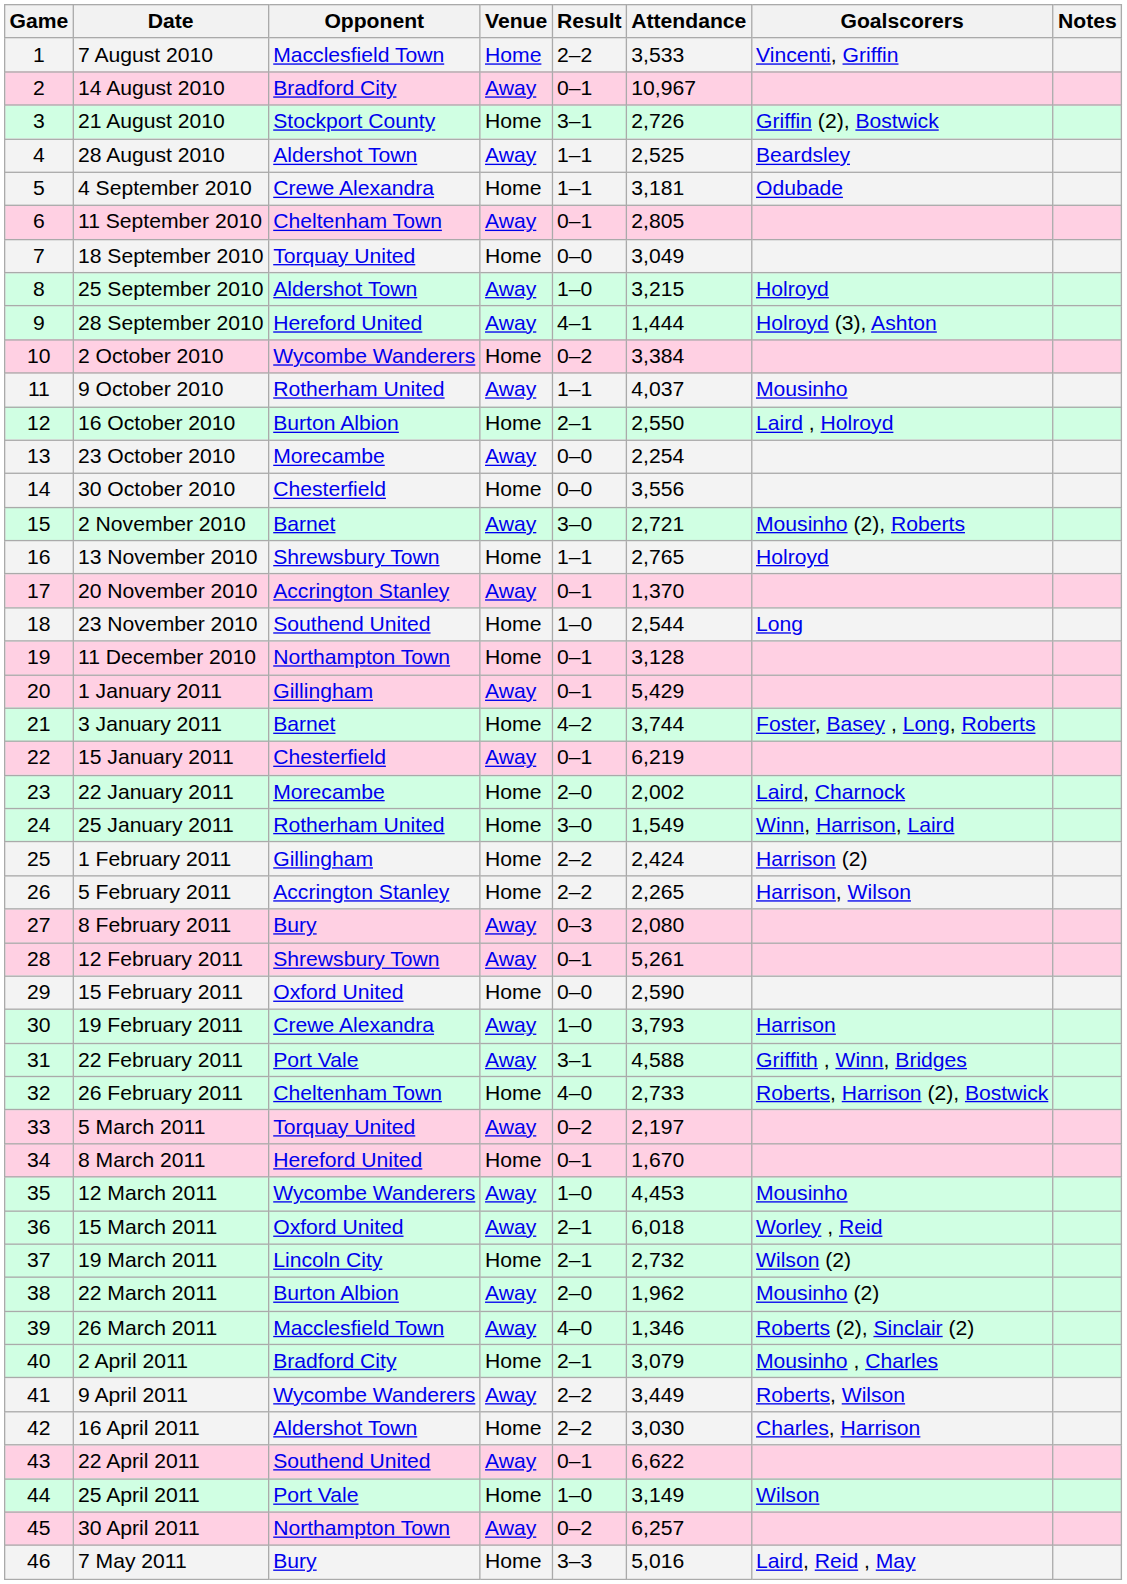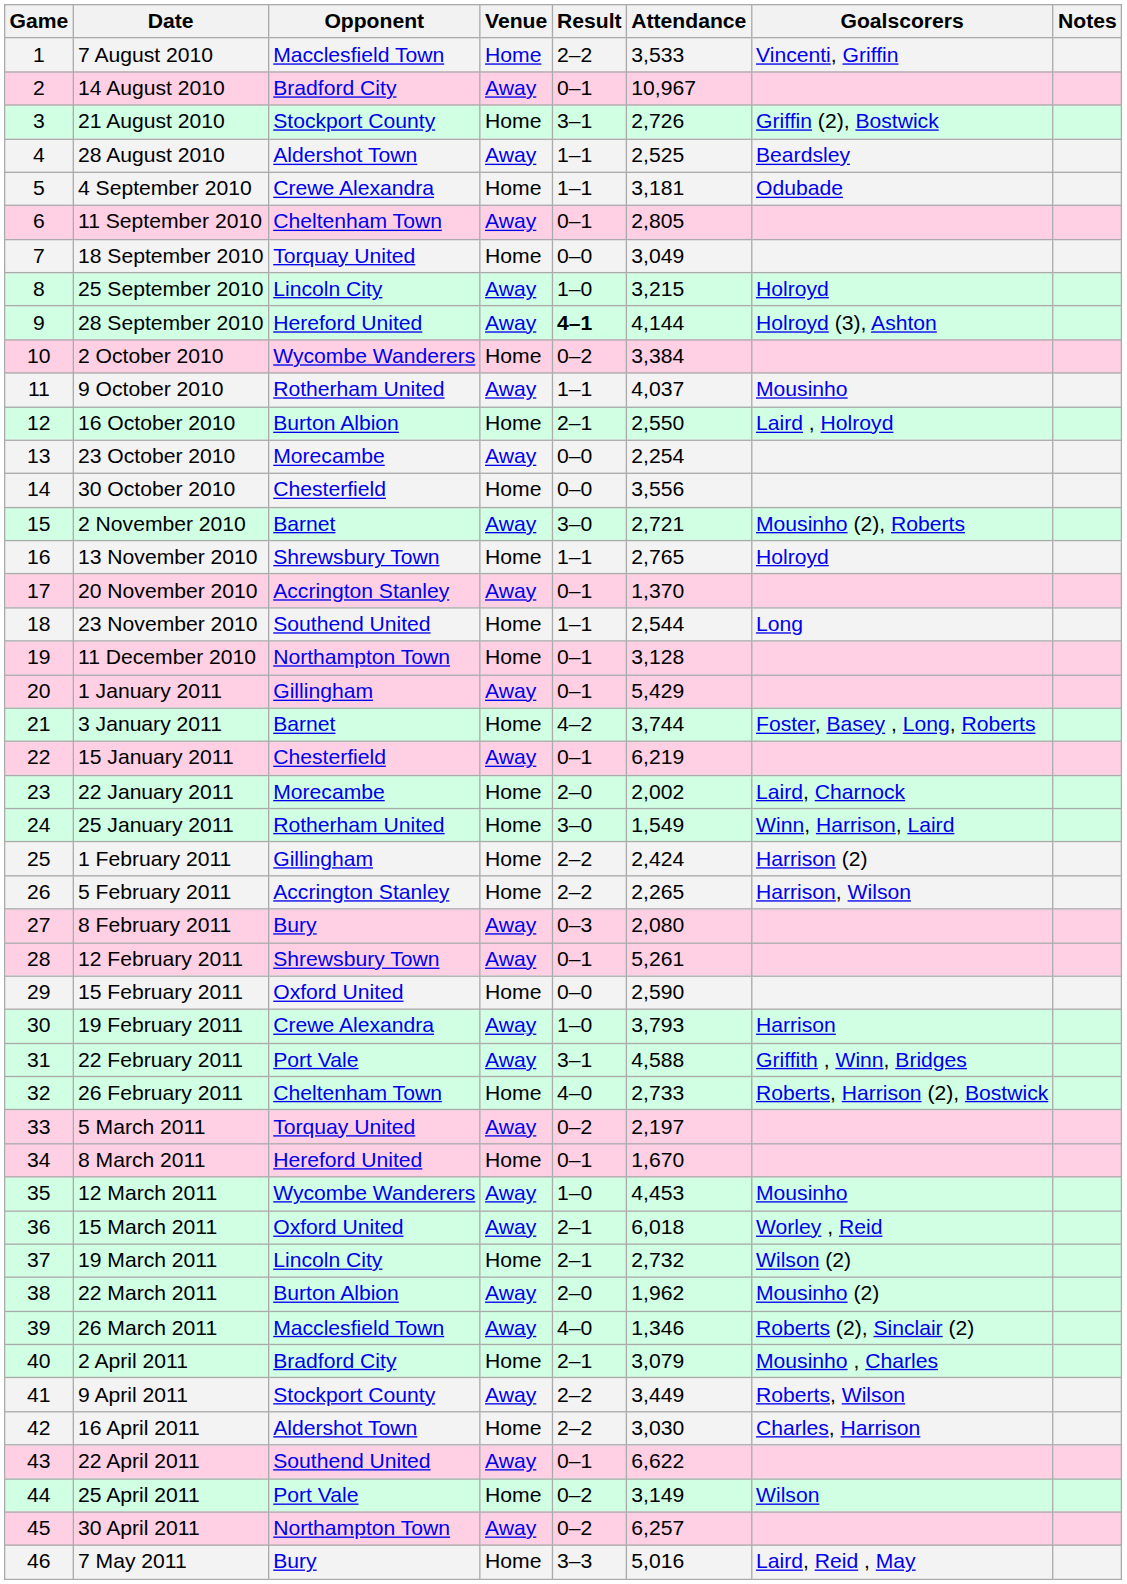(345, 289) Aldershot Town -> (328, 289) Lincoln City
(575, 322) normal -> (575, 322) bold
(658, 322) 1,444 -> (658, 322) 4,144
(575, 624) 1–0 -> (575, 624) 1–1
(374, 1394) Wycombe Wanderers -> (354, 1394) Stockport County
(575, 1495) 1–0 -> (575, 1495) 0–2
